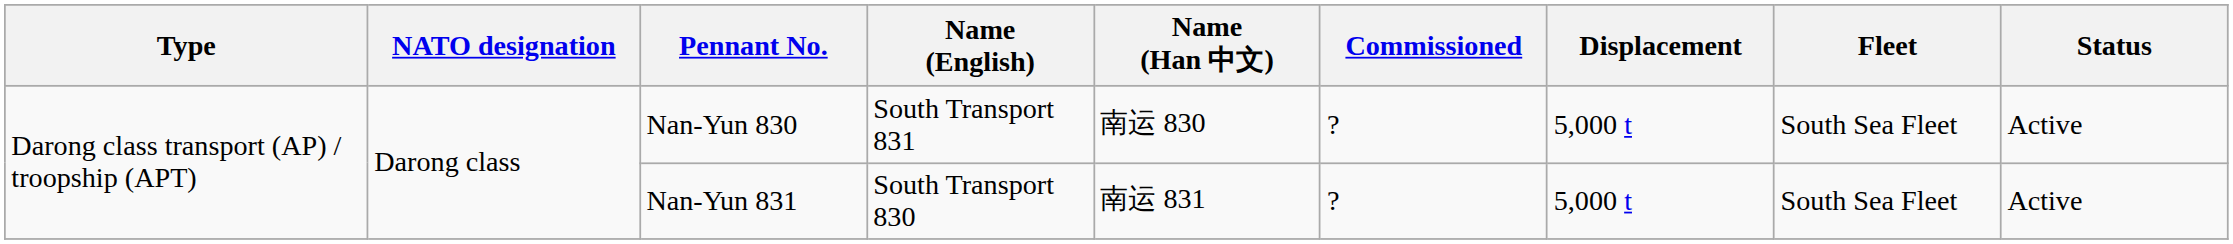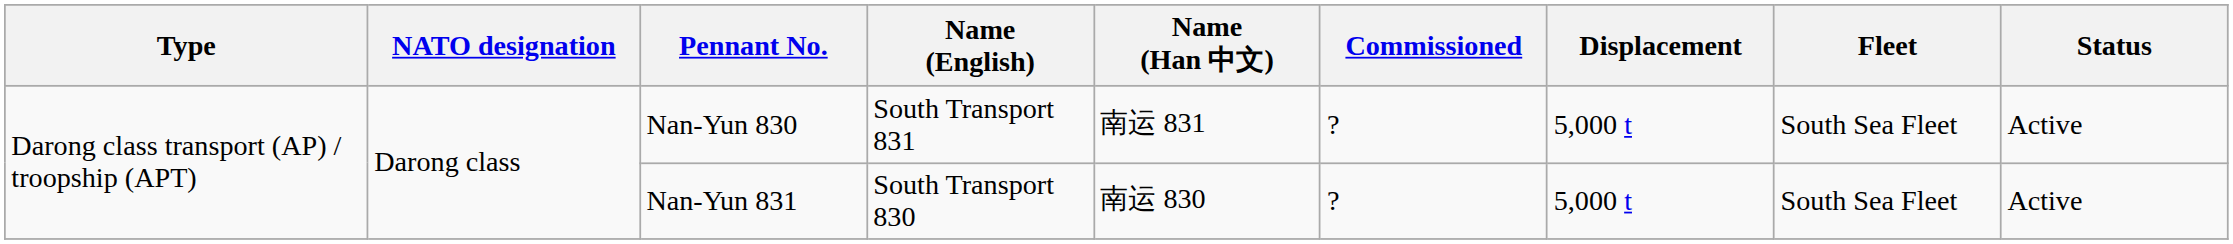(1153, 123) 南运 830 -> (1153, 123) 南运 831
(1153, 199) 南运 831 -> (1153, 199) 南运 830
